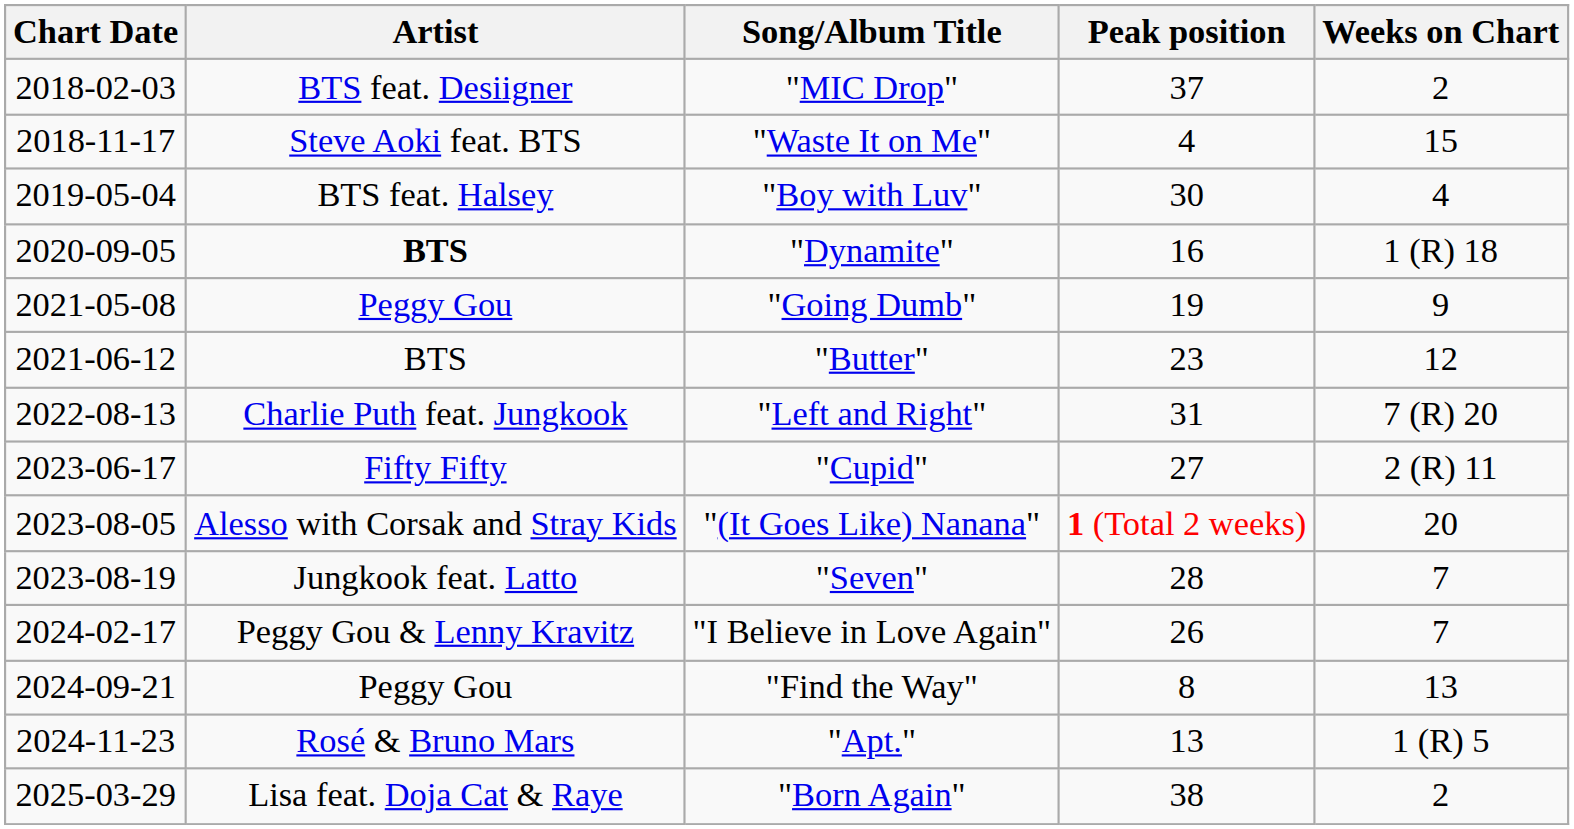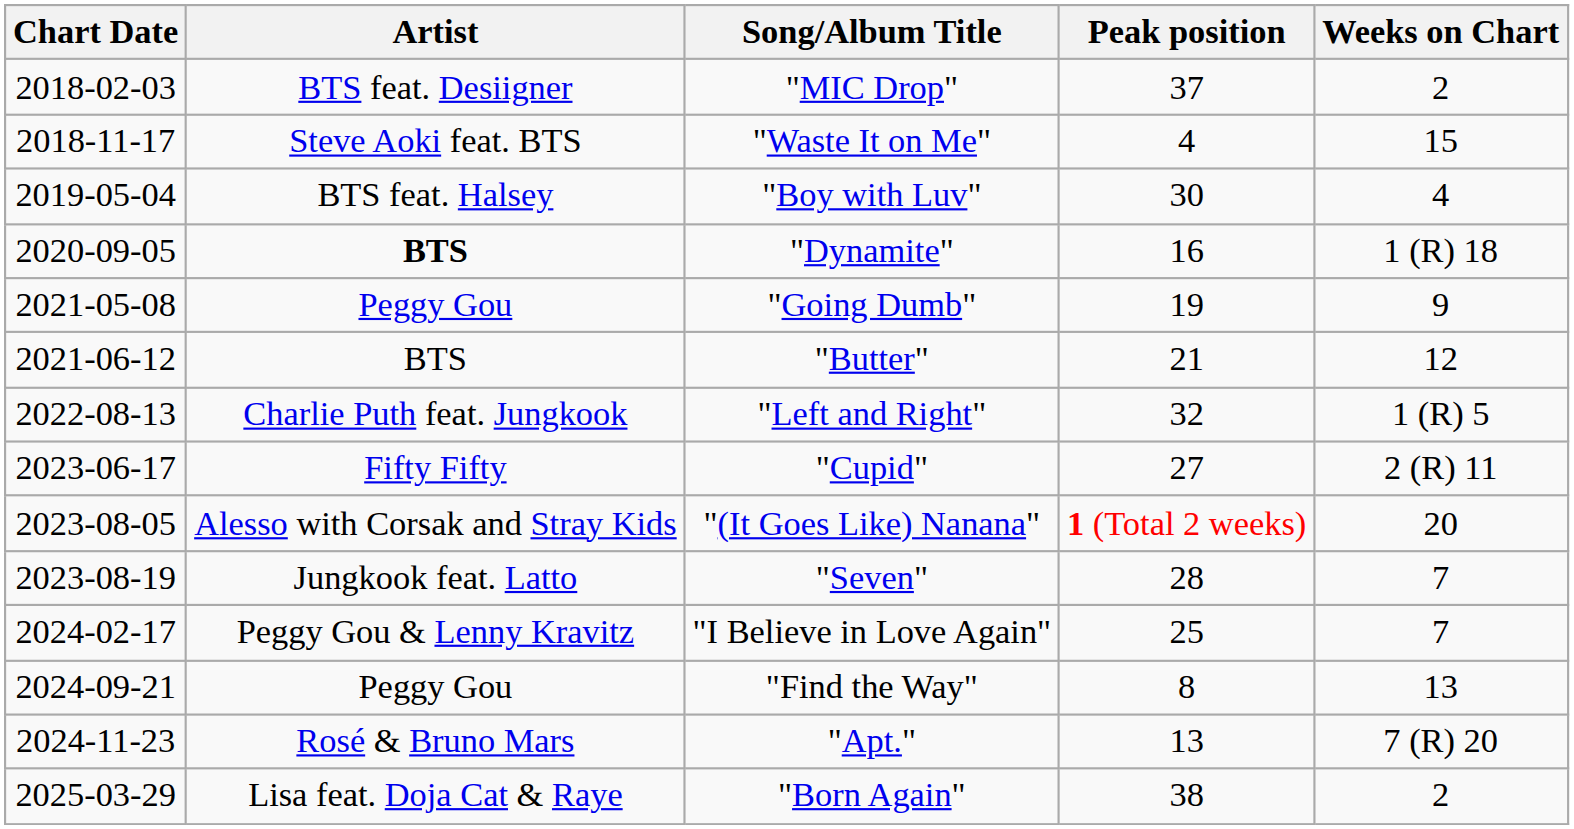(1187, 359) 23 -> (1187, 359) 21
(1187, 413) 31 -> (1187, 413) 32
(1441, 413) 7 (R) 20 -> (1441, 413) 1 (R) 5
(1187, 631) 26 -> (1187, 631) 25
(1441, 741) 1 (R) 5 -> (1441, 741) 7 (R) 20
